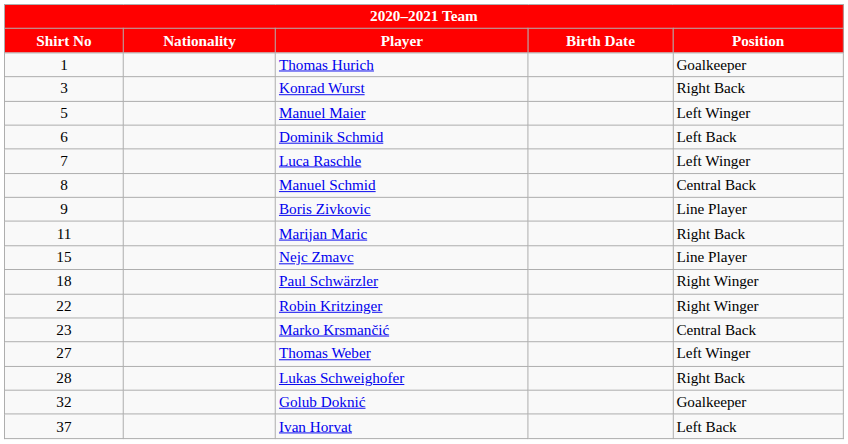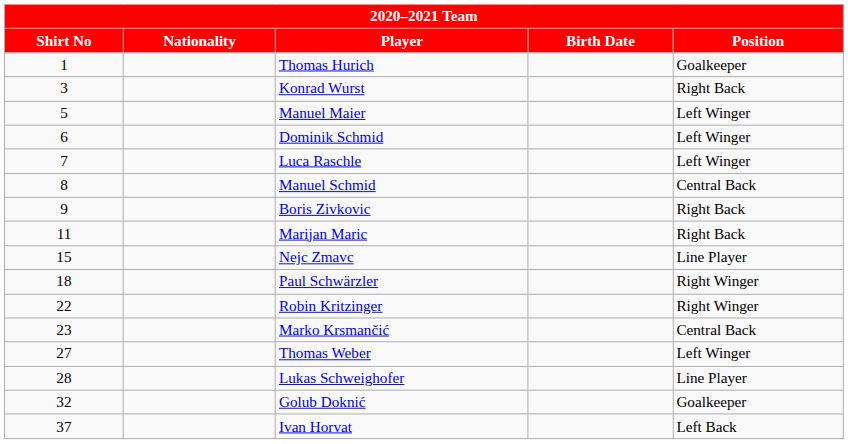(707, 137) Left Back -> (713, 137) Left Winger
(712, 209) Line Player -> (711, 209) Right Back
(711, 378) Right Back -> (712, 378) Line Player
